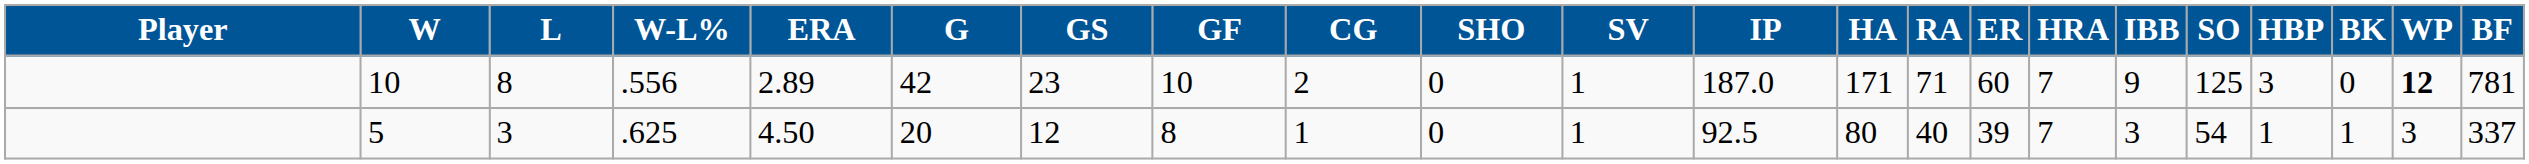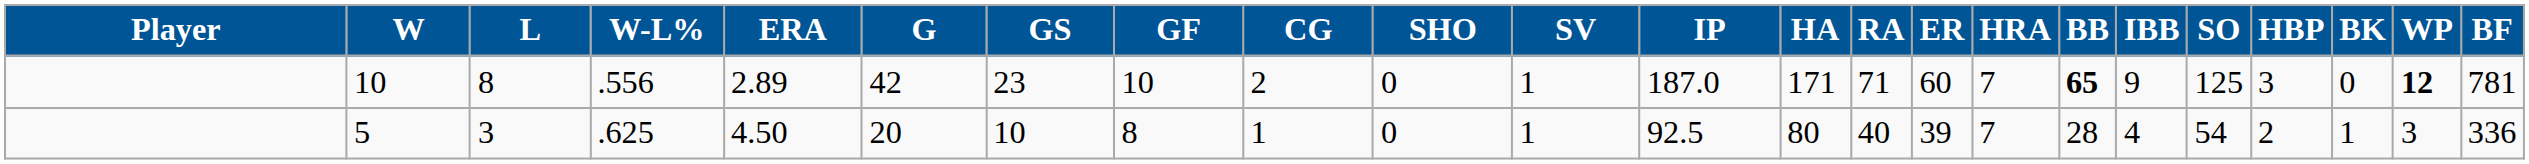+ column: (2088, 30)
(1044, 132) 12 -> (1010, 132) 10
(2132, 132) 3 -> (2132, 132) 4
(2266, 132) 1 -> (2266, 132) 2
(2492, 132) 337 -> (2492, 132) 336
